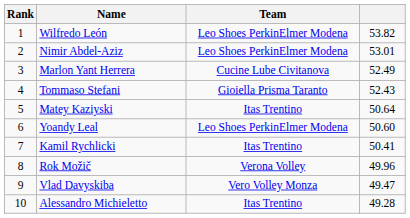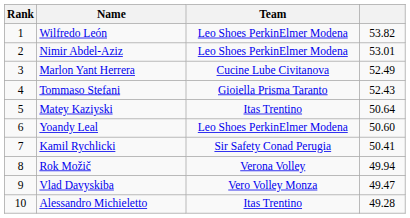(273, 147) Itas Trentino -> (273, 147) Sir Safety Conad Perugia
(382, 166) 49.96 -> (382, 166) 49.94
